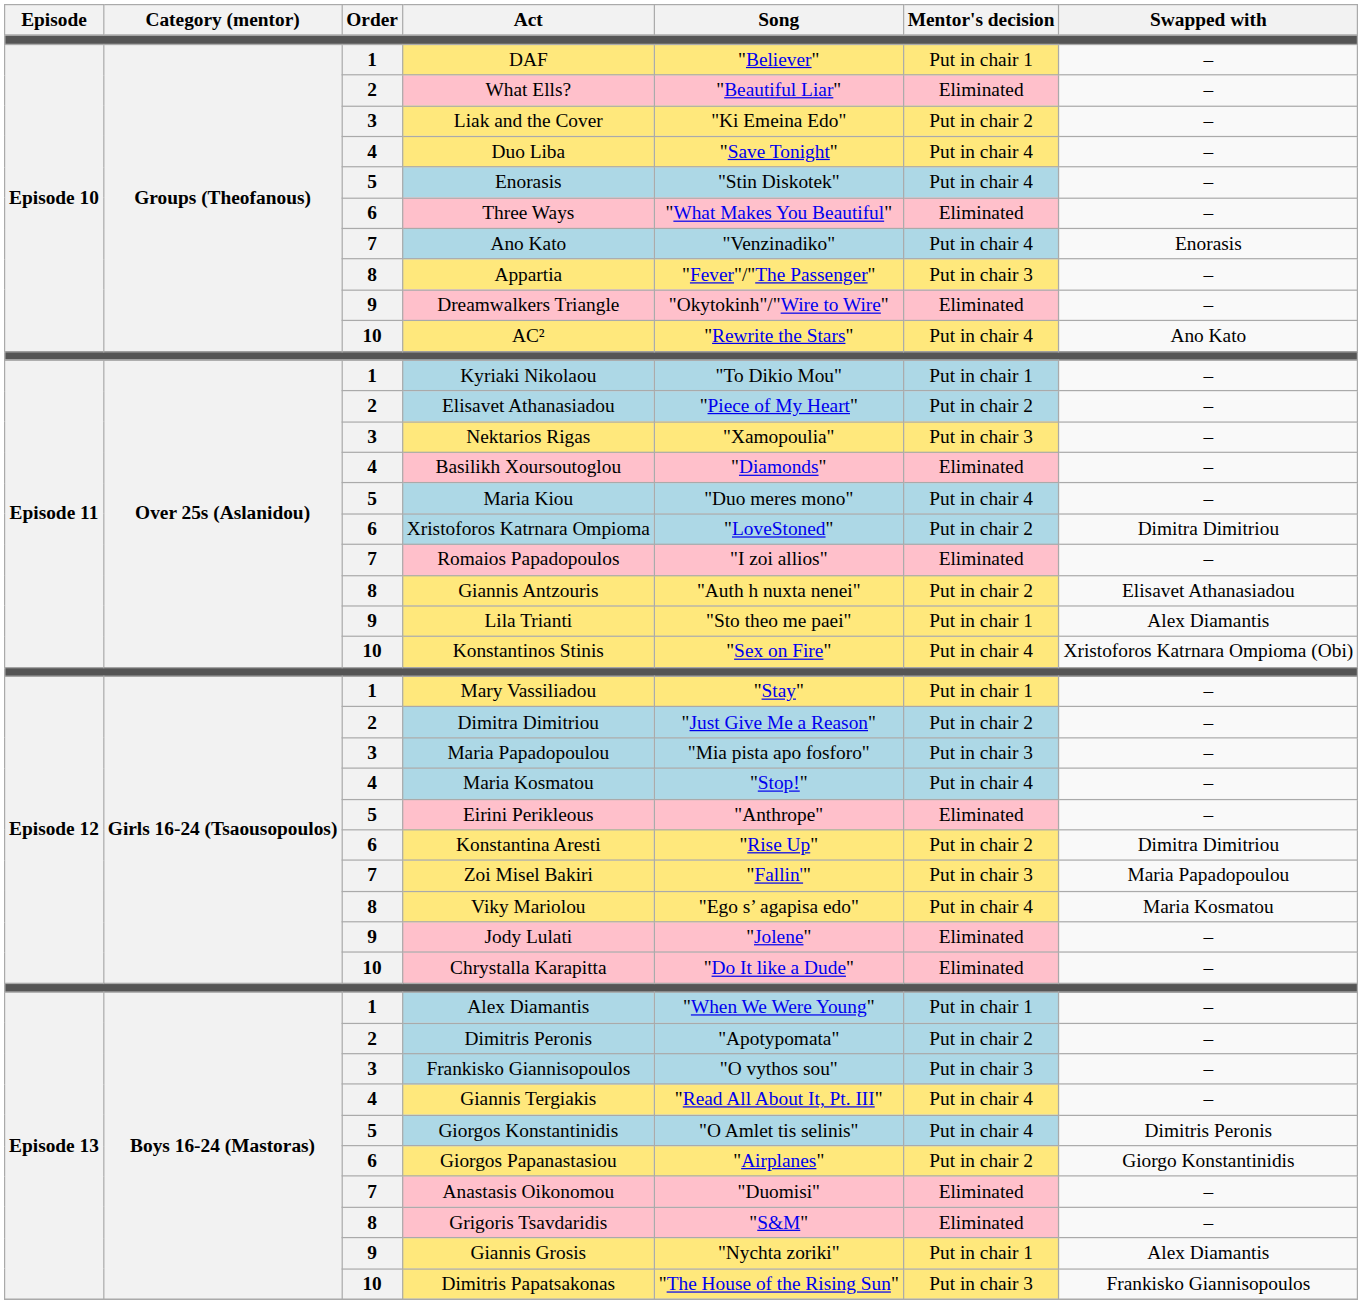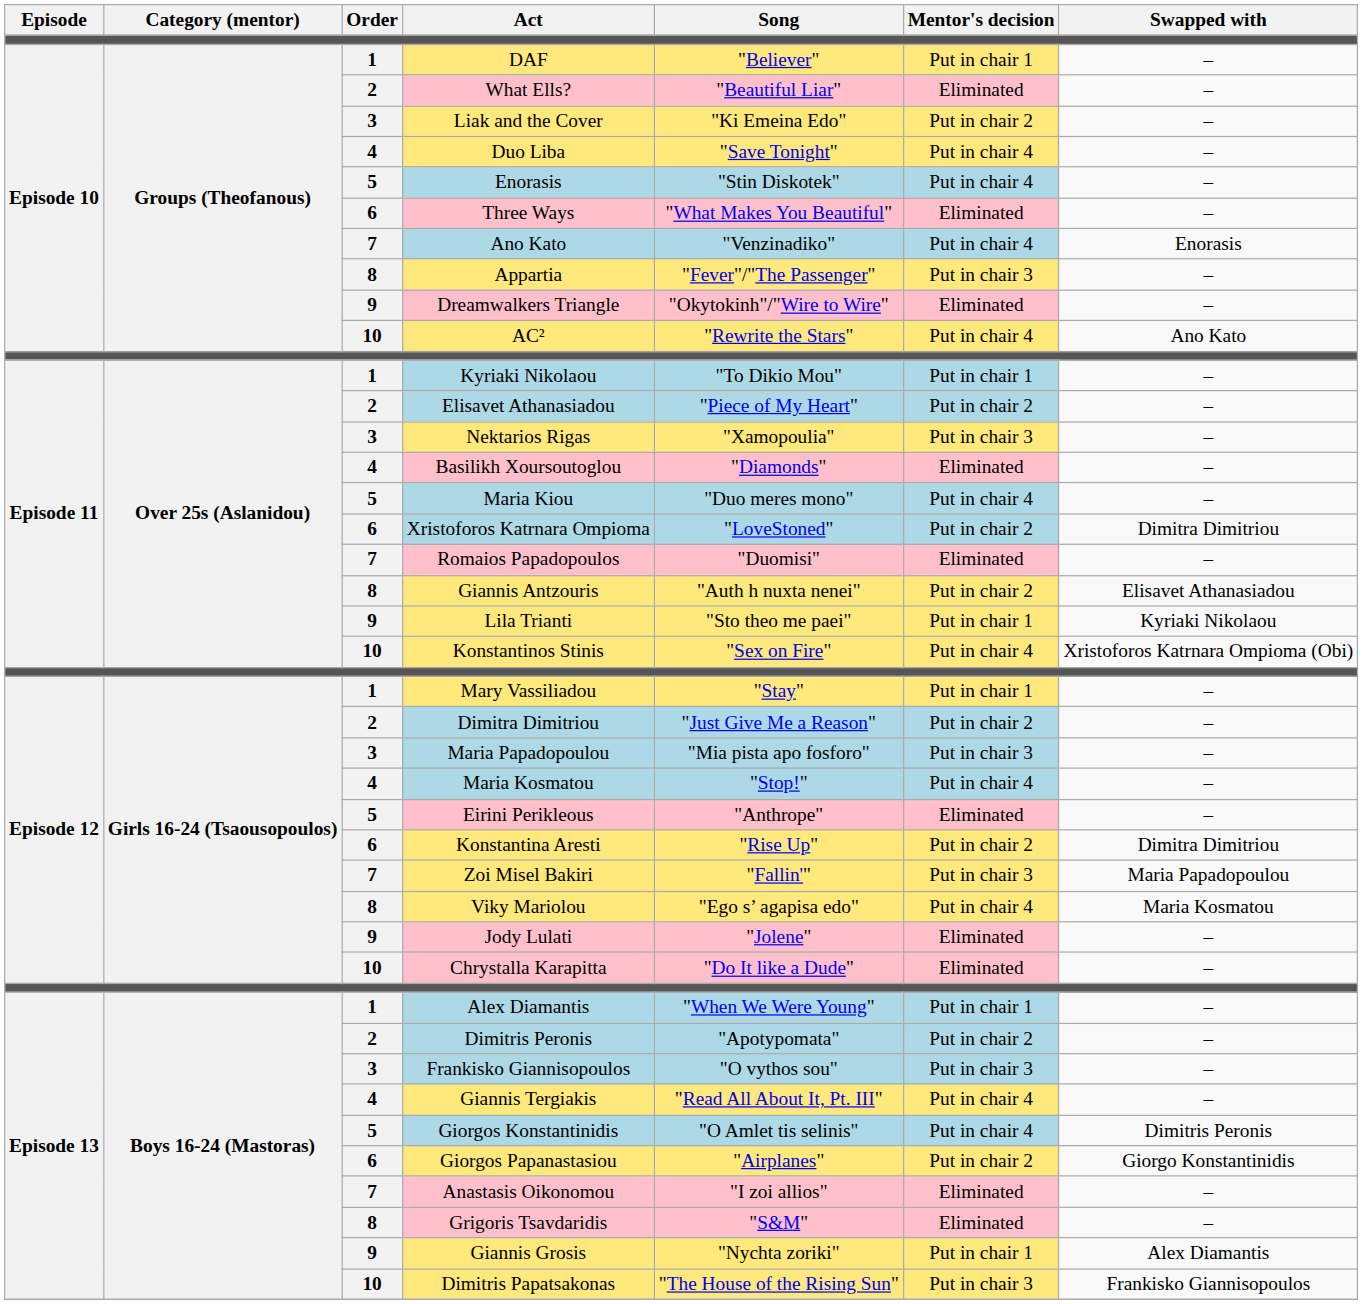(779, 559) "I zoi allios" -> (779, 559) "Duomisi"
(1208, 621) Alex Diamantis -> (1208, 621) Kyriaki Nikolaou
(779, 1191) "Duomisi" -> (779, 1191) "I zoi allios"
